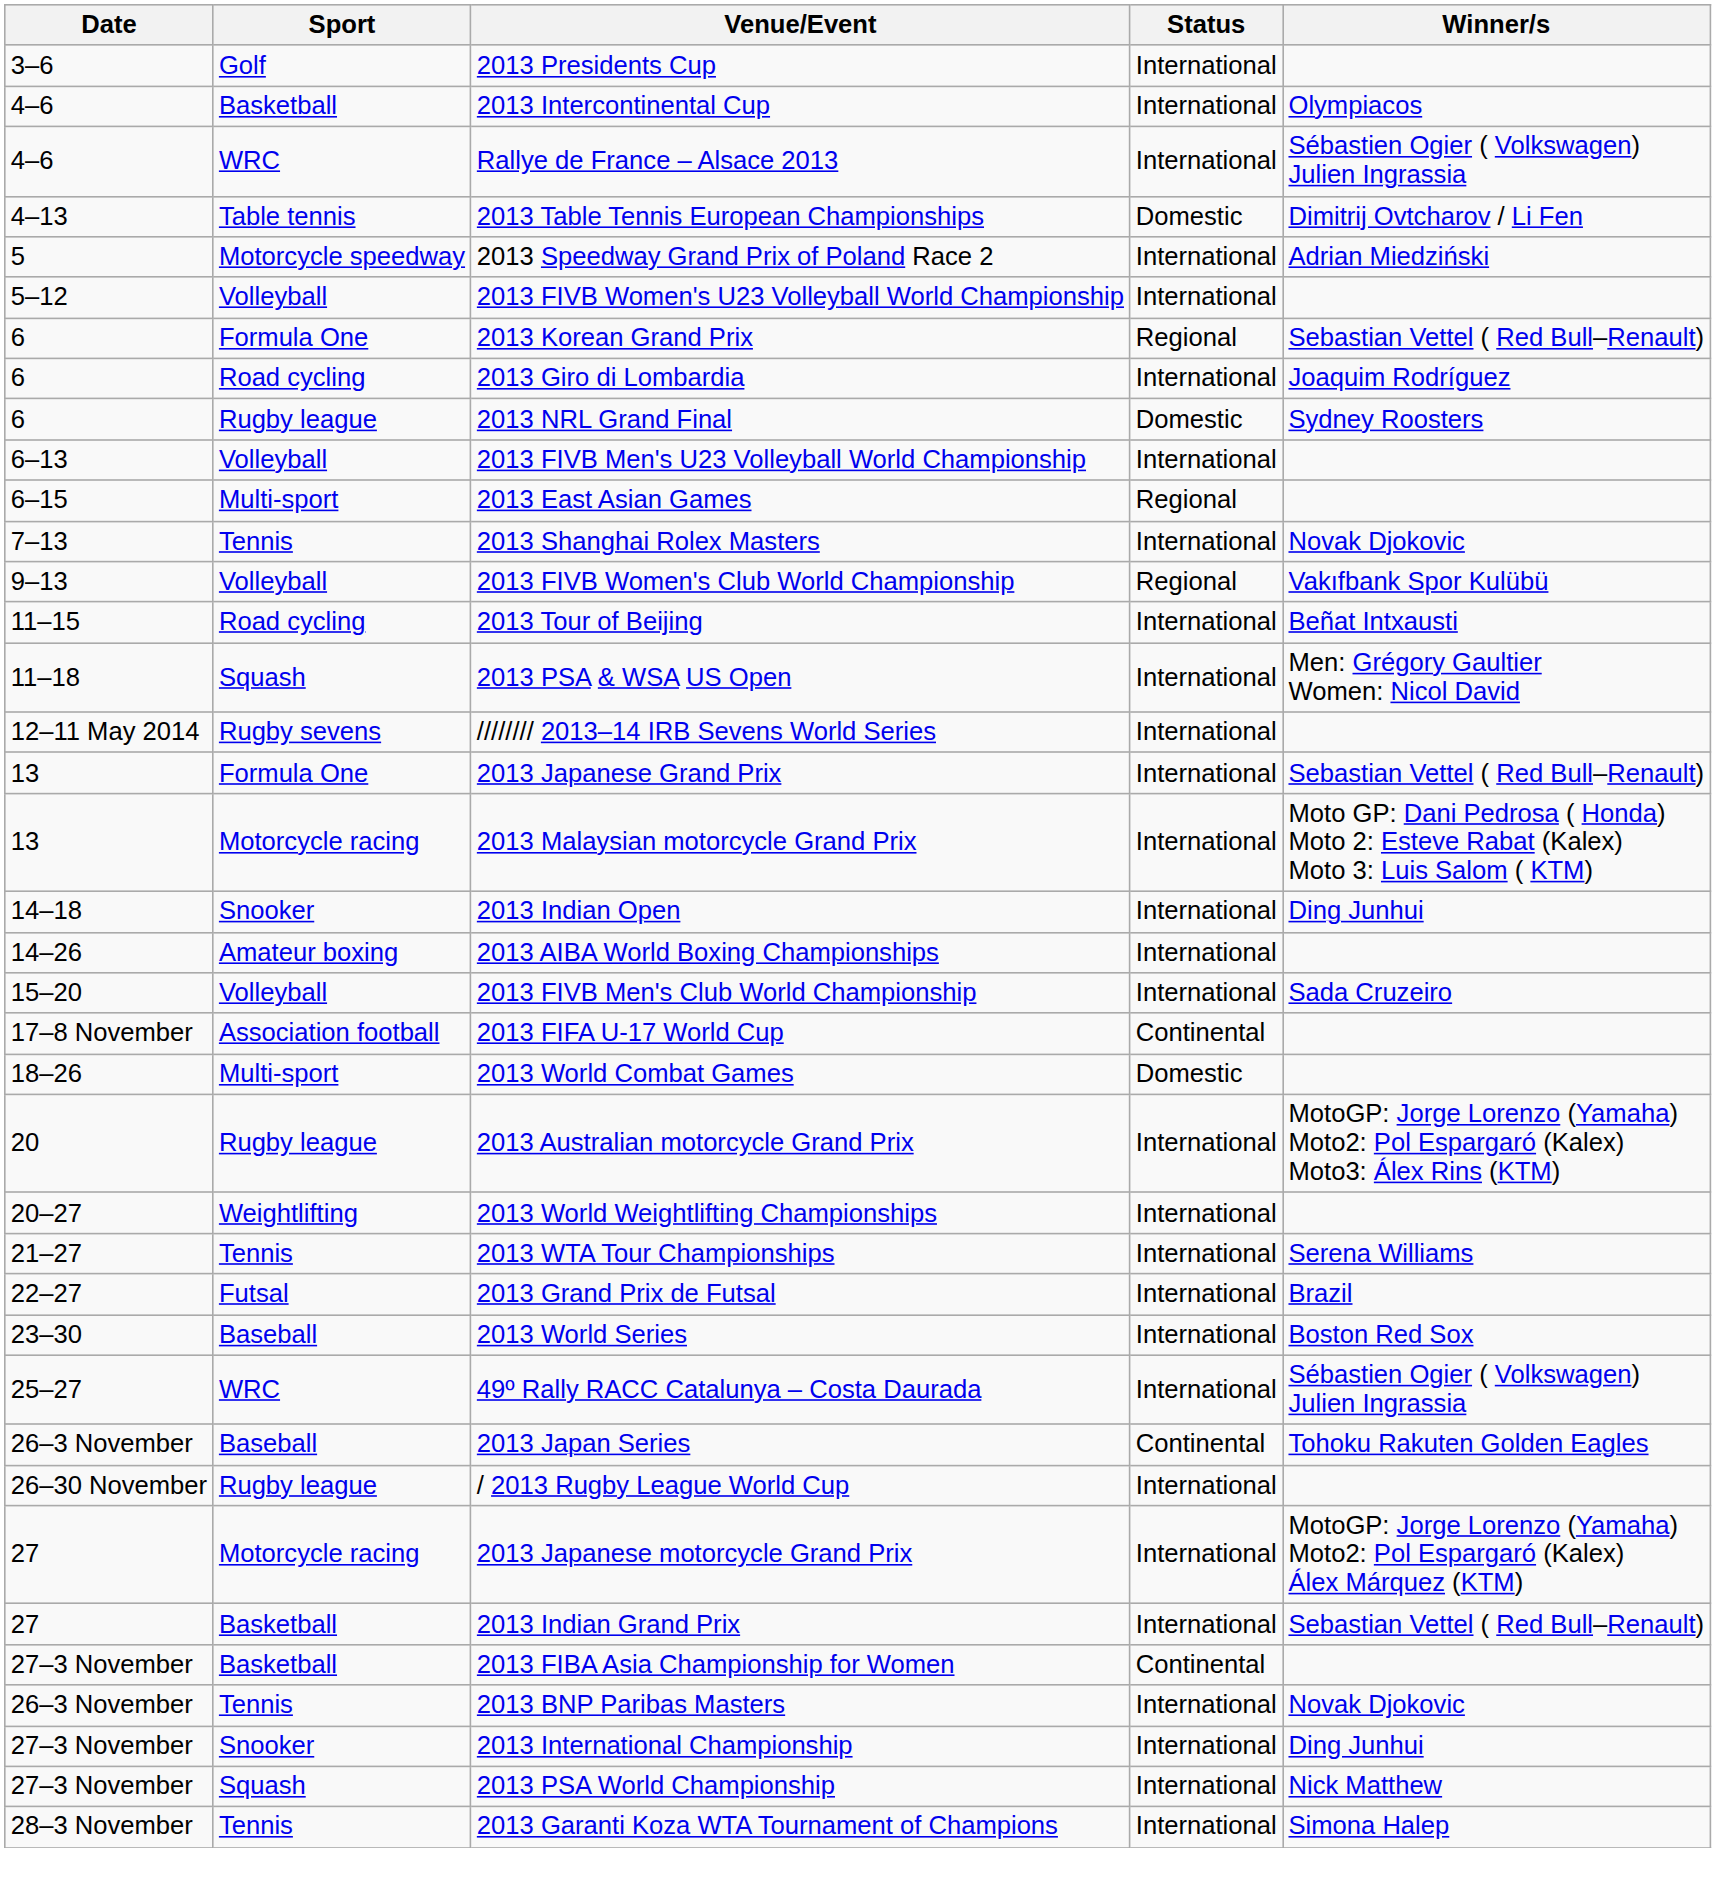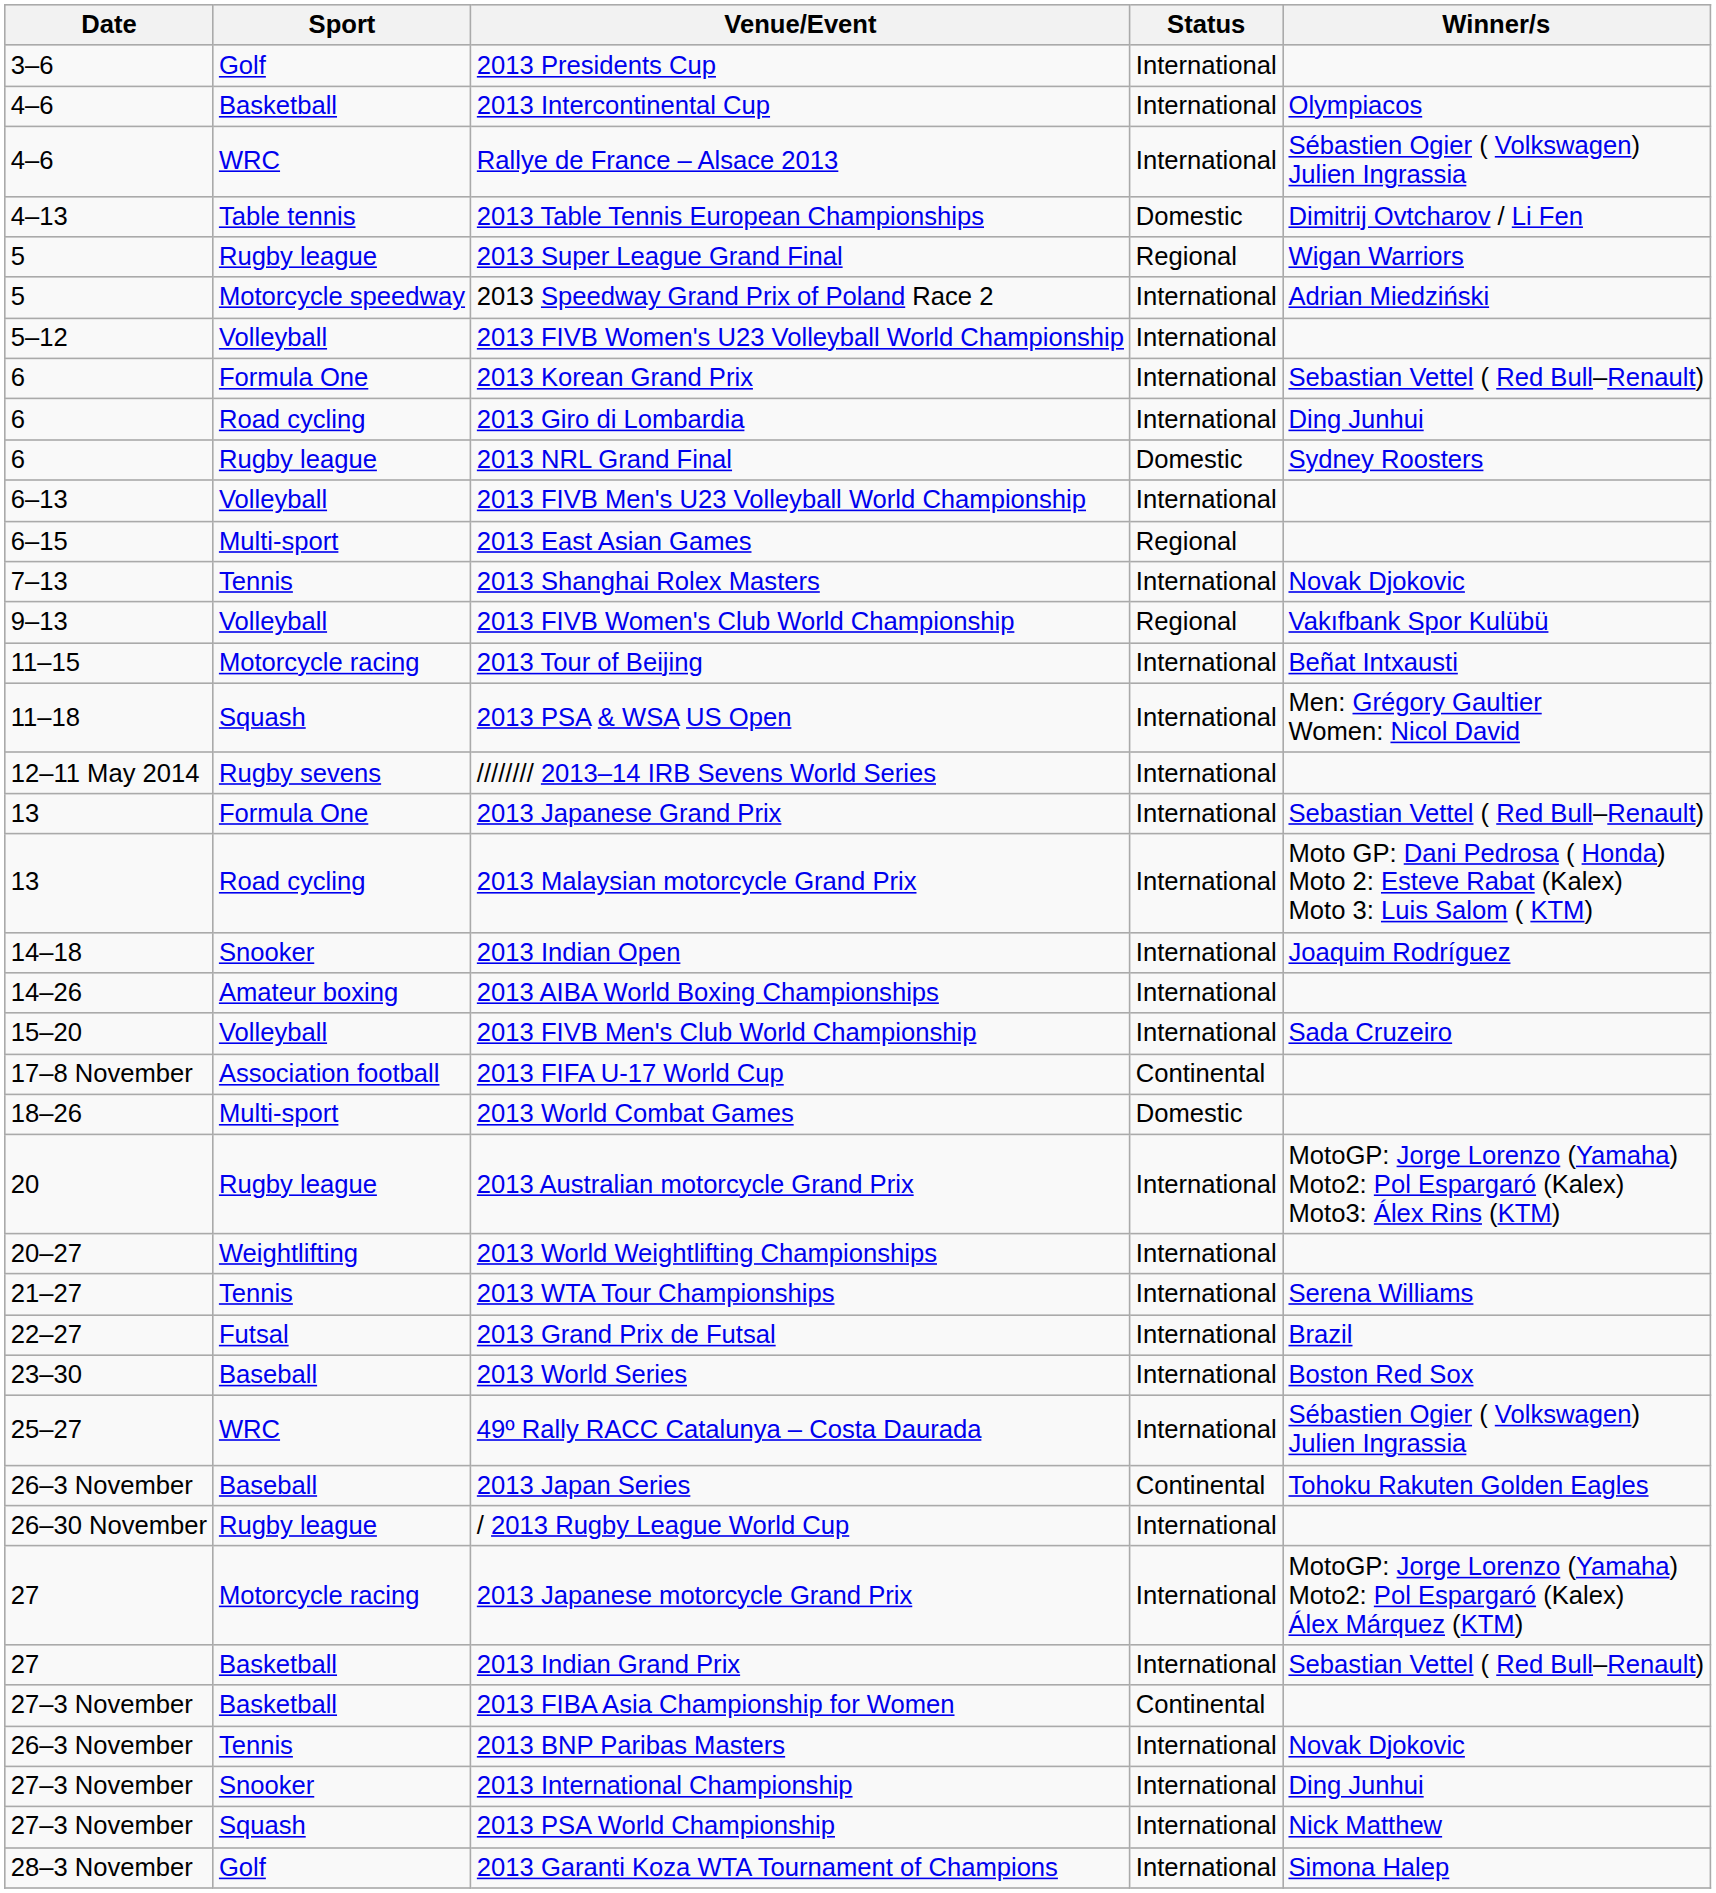+ row: (660, 256)
(1186, 337) Regional -> (1206, 378) International
(1399, 378) Joaquim Rodríguez -> (1356, 418) Ding Junhui
(292, 622) Road cycling -> (319, 662) Motorcycle racing
(319, 842) Motorcycle racing -> (292, 882) Road cycling
(1356, 911) Ding Junhui -> (1399, 952) Joaquim Rodríguez
(256, 1826) Tennis -> (242, 1867) Golf
